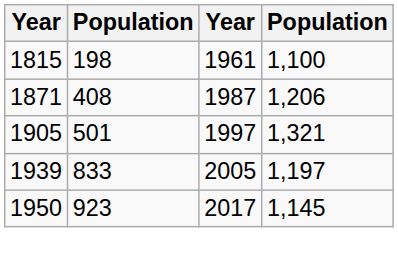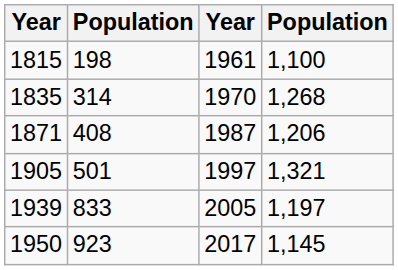+ row: (36, 97)
